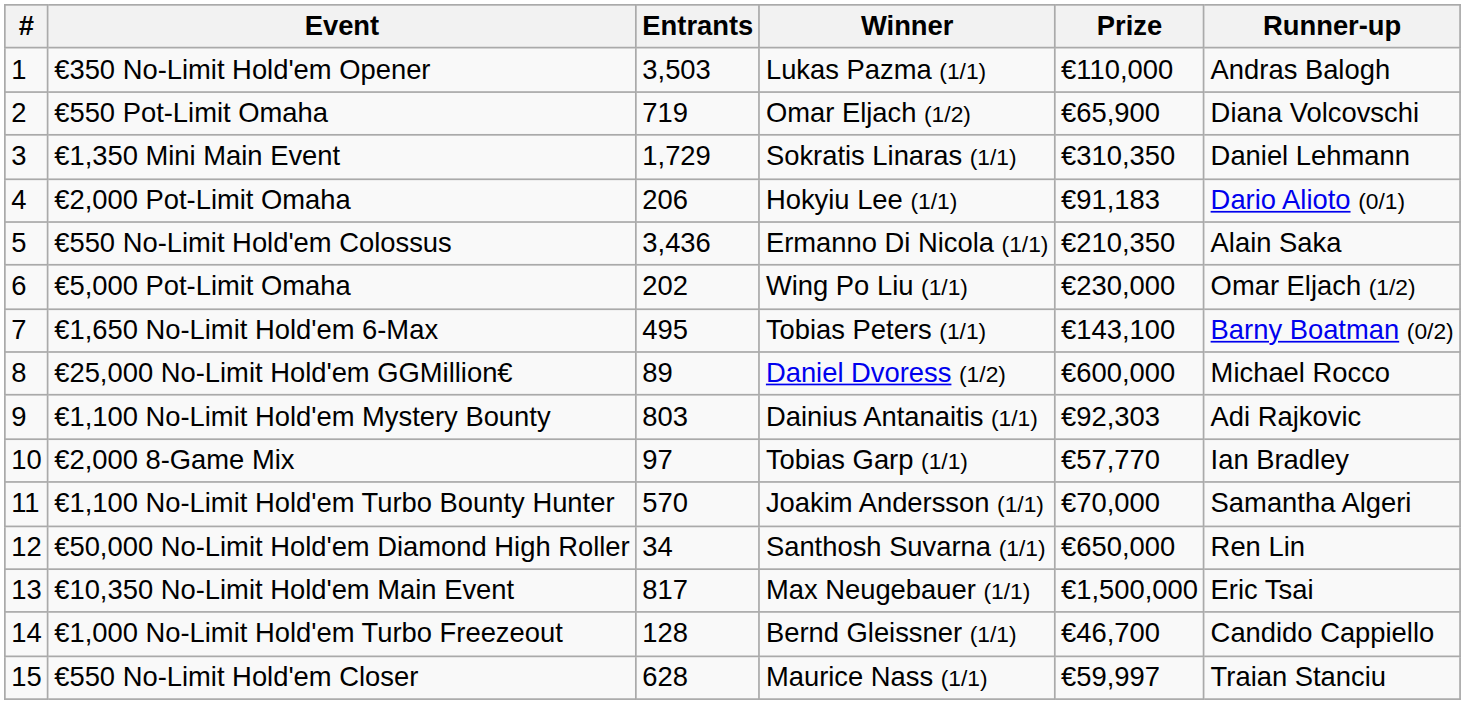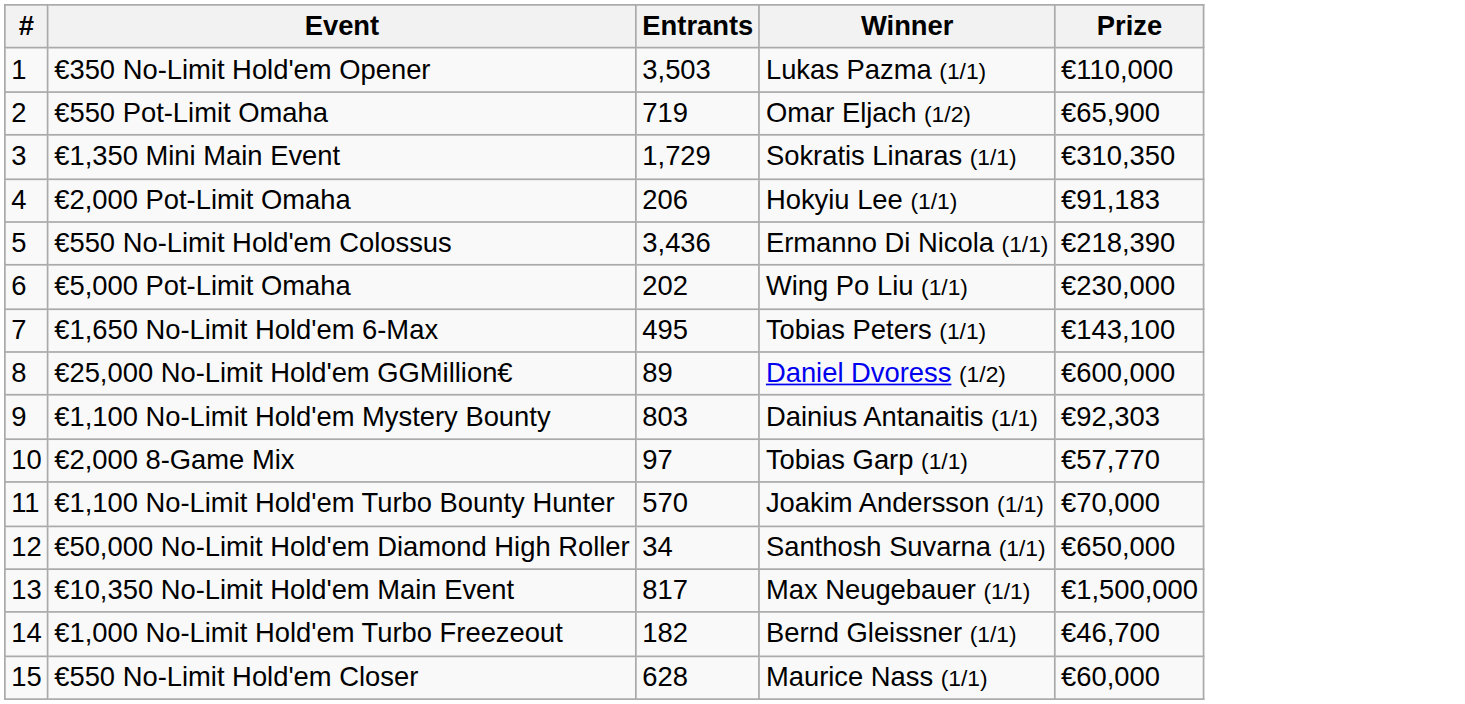- column: (1332, 26)
(1118, 243) €210,350 -> (1118, 243) €218,390
(665, 633) 128 -> (665, 633) 182
(1111, 677) €59,997 -> (1111, 677) €60,000
